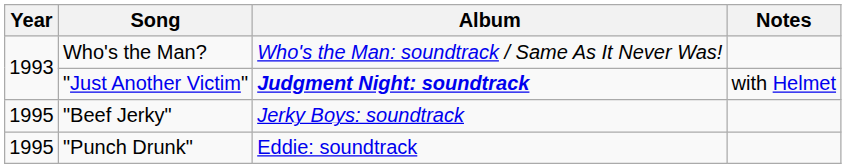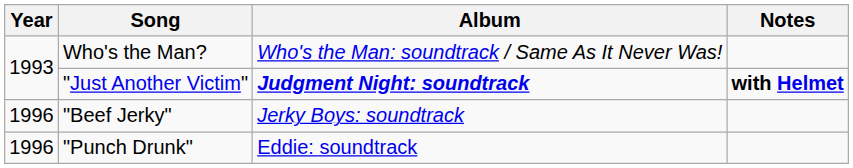(784, 83) normal -> (788, 83) bold
(31, 115) 1995 -> (31, 115) 1996
(31, 147) 1995 -> (31, 147) 1996
